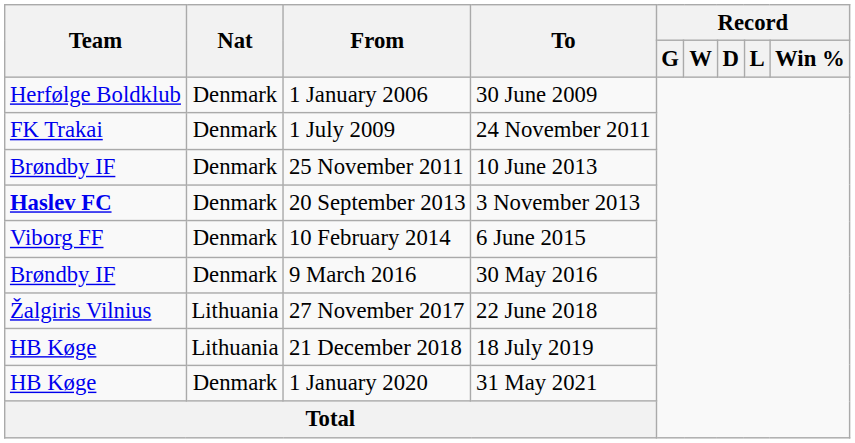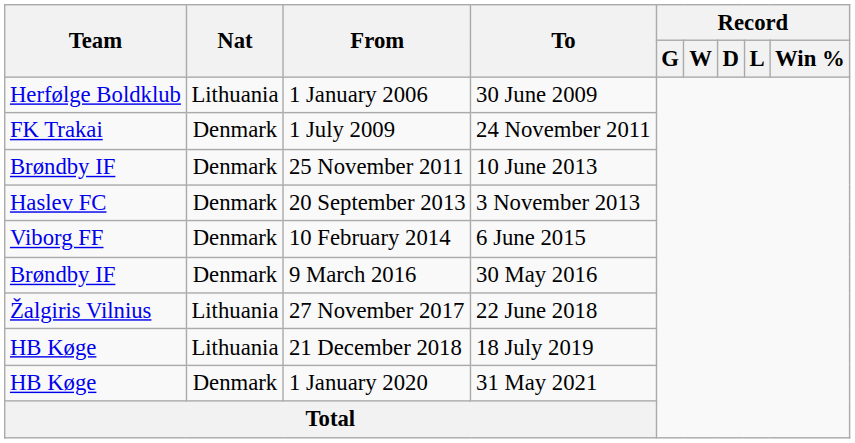(235, 94) Denmark -> (235, 94) Lithuania
(61, 202) bold -> (58, 202) normal
